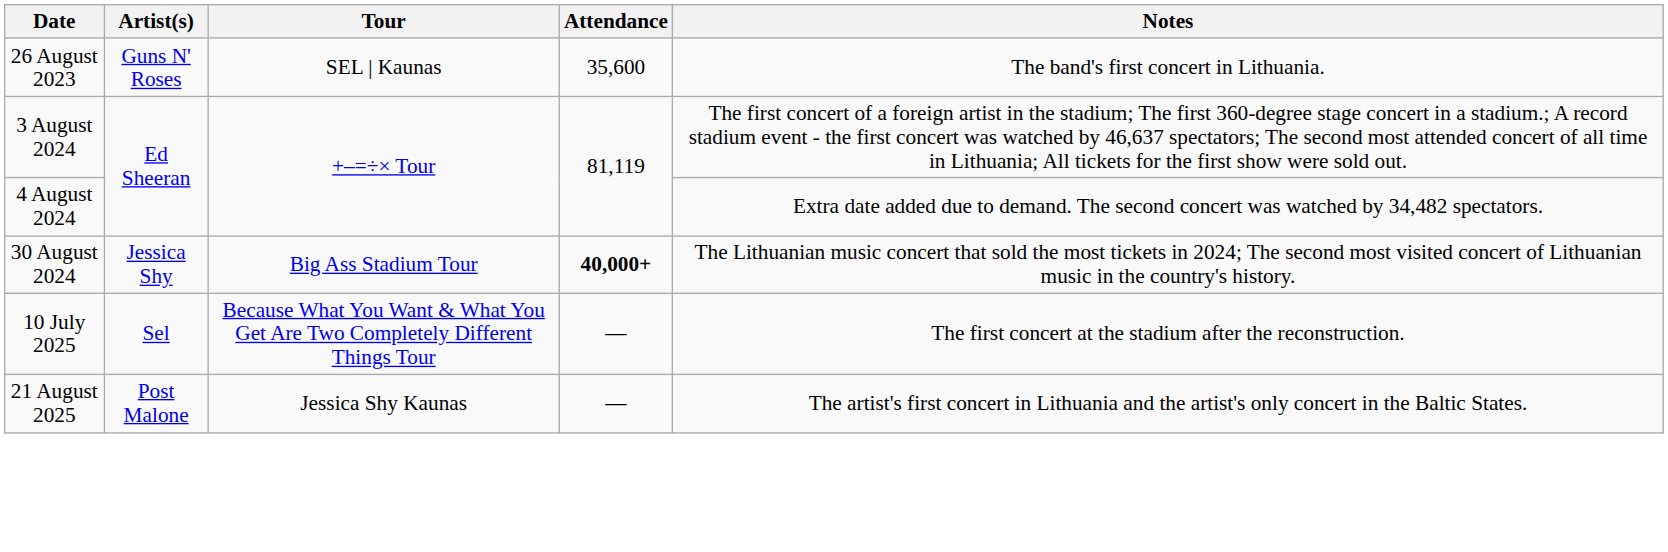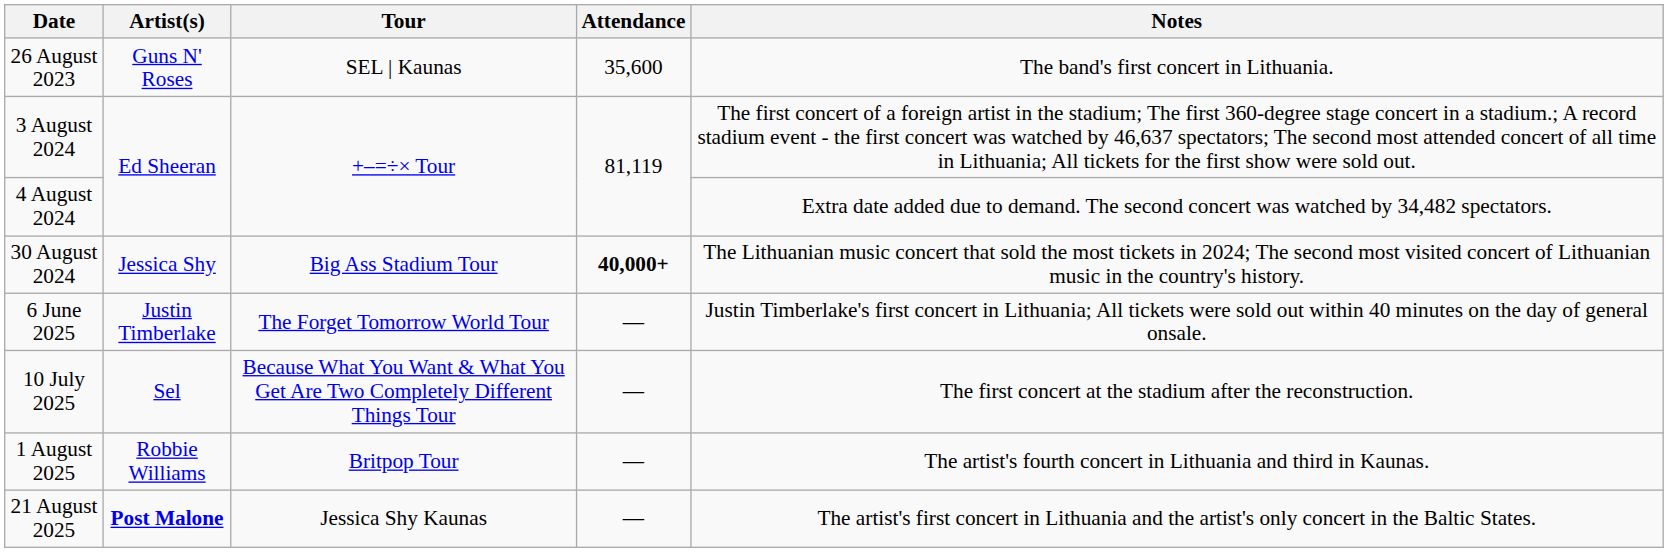+ row: (54, 321)
+ row: (54, 461)
(156, 403) normal -> (167, 518) bold
